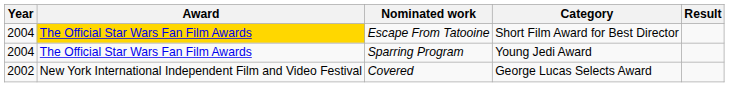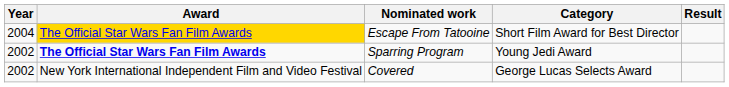(21, 52) 2004 -> (21, 52) 2002
(146, 52) normal -> (153, 52) bold
